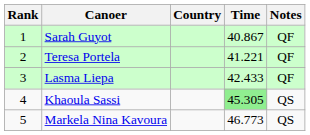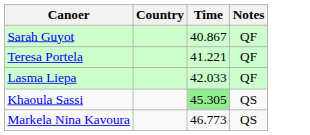- column: (23, 15)
(245, 78) 42.433 -> (208, 78) 42.033
